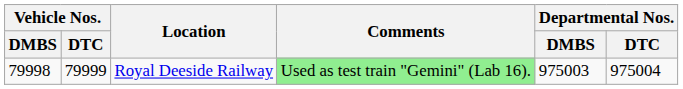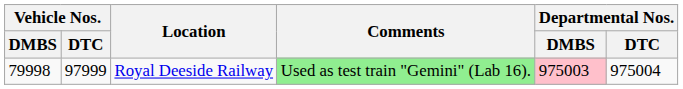(86, 71) 79999 -> (86, 71) 97999
(564, 71) no background -> (564, 71) pink background
